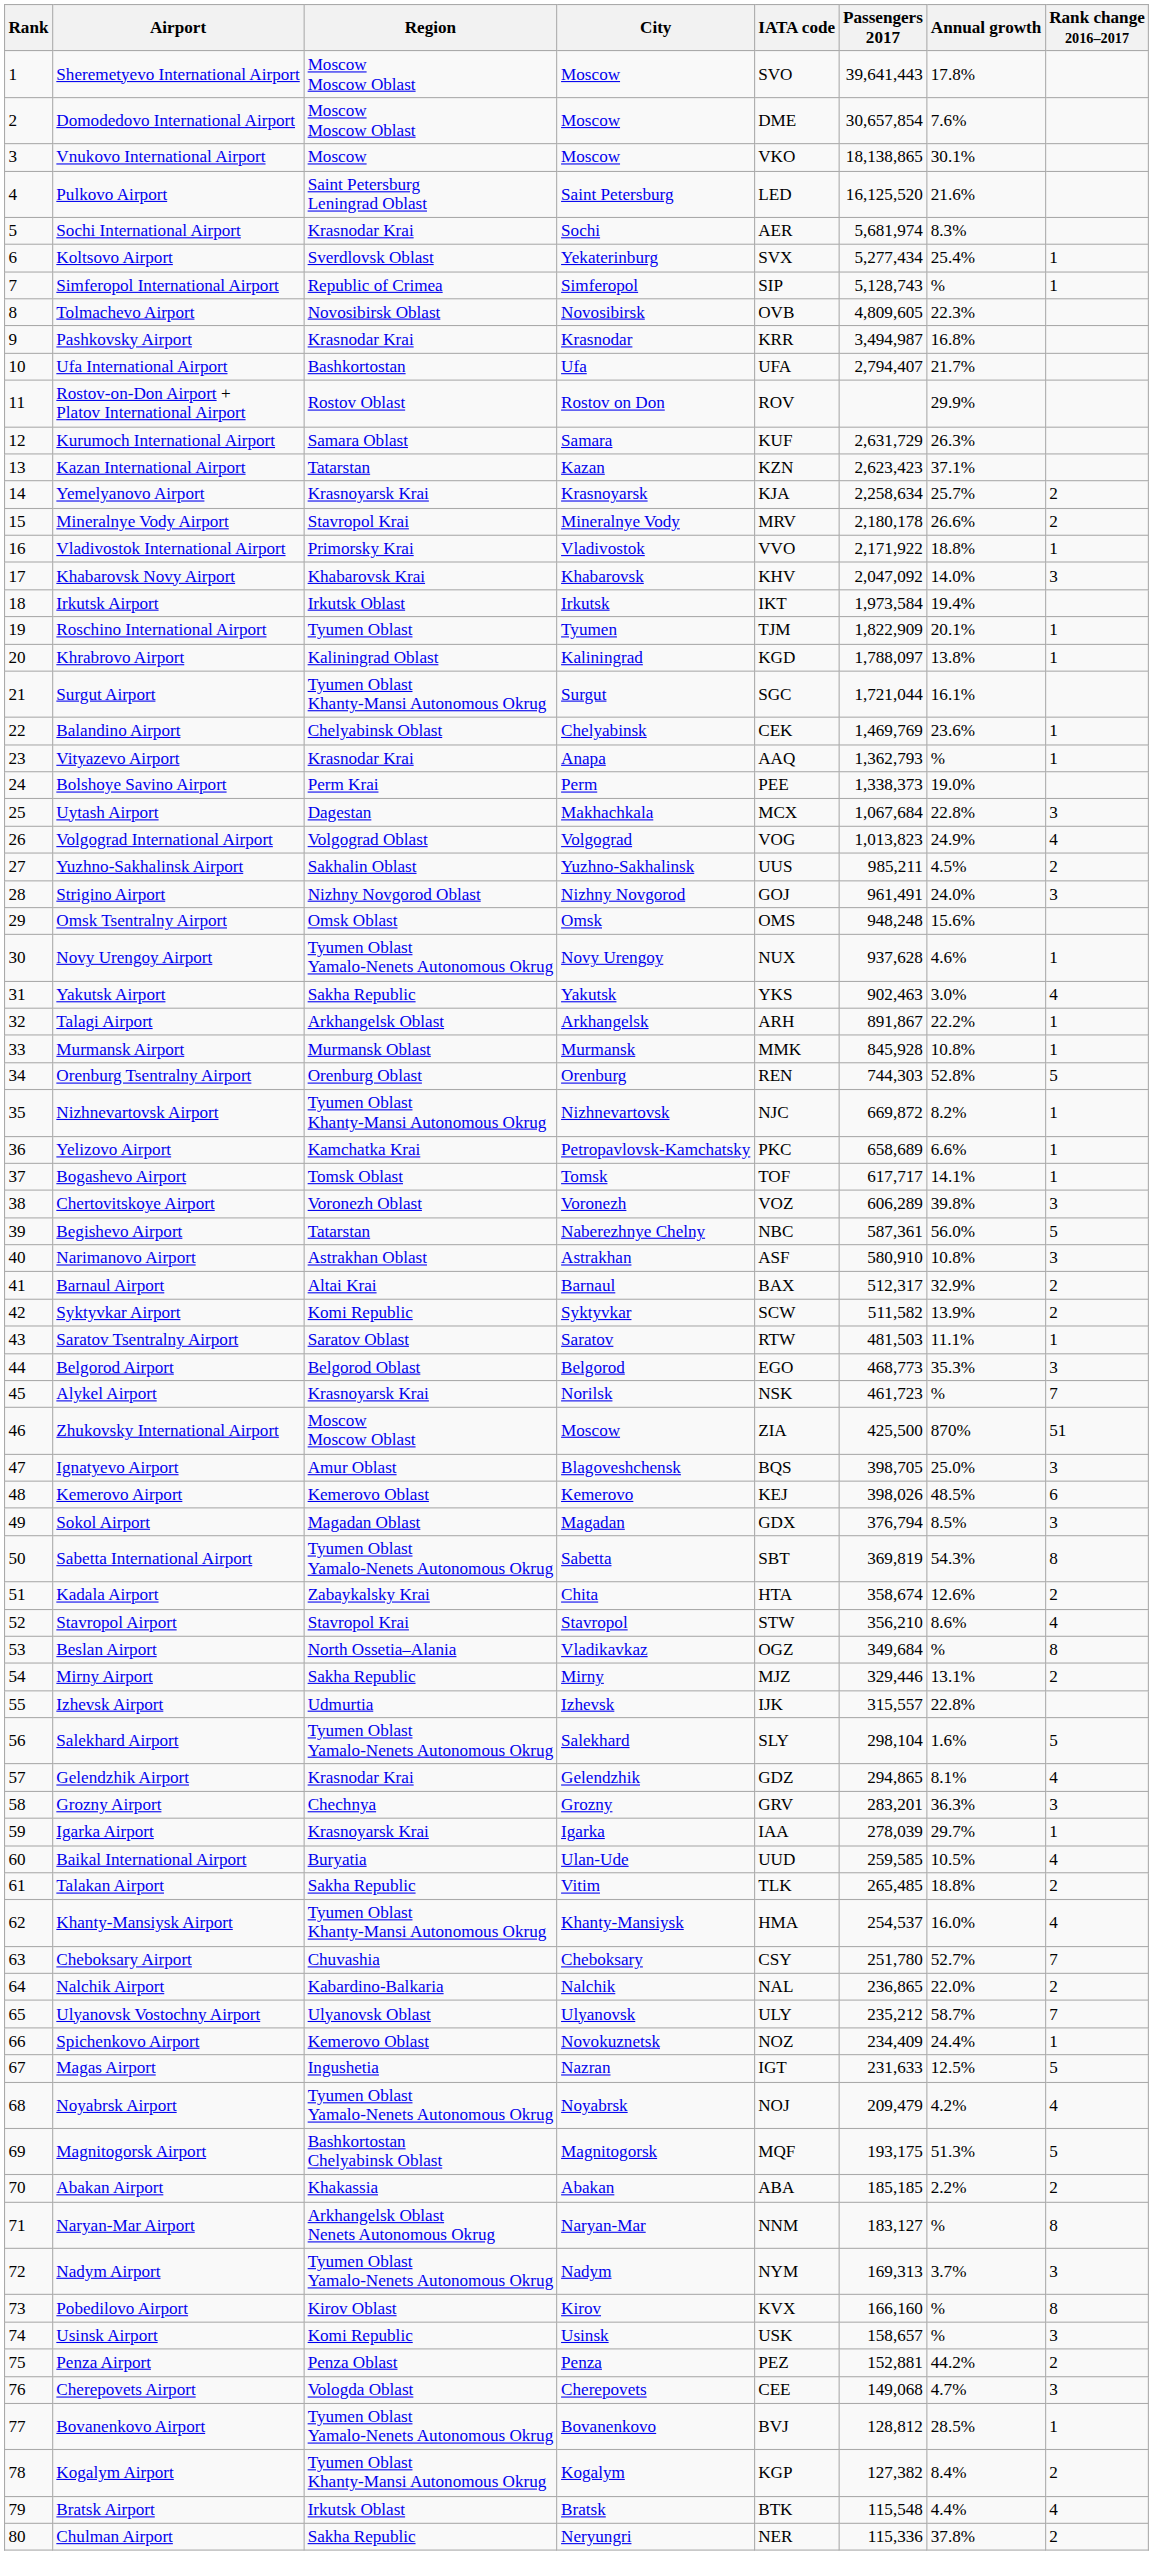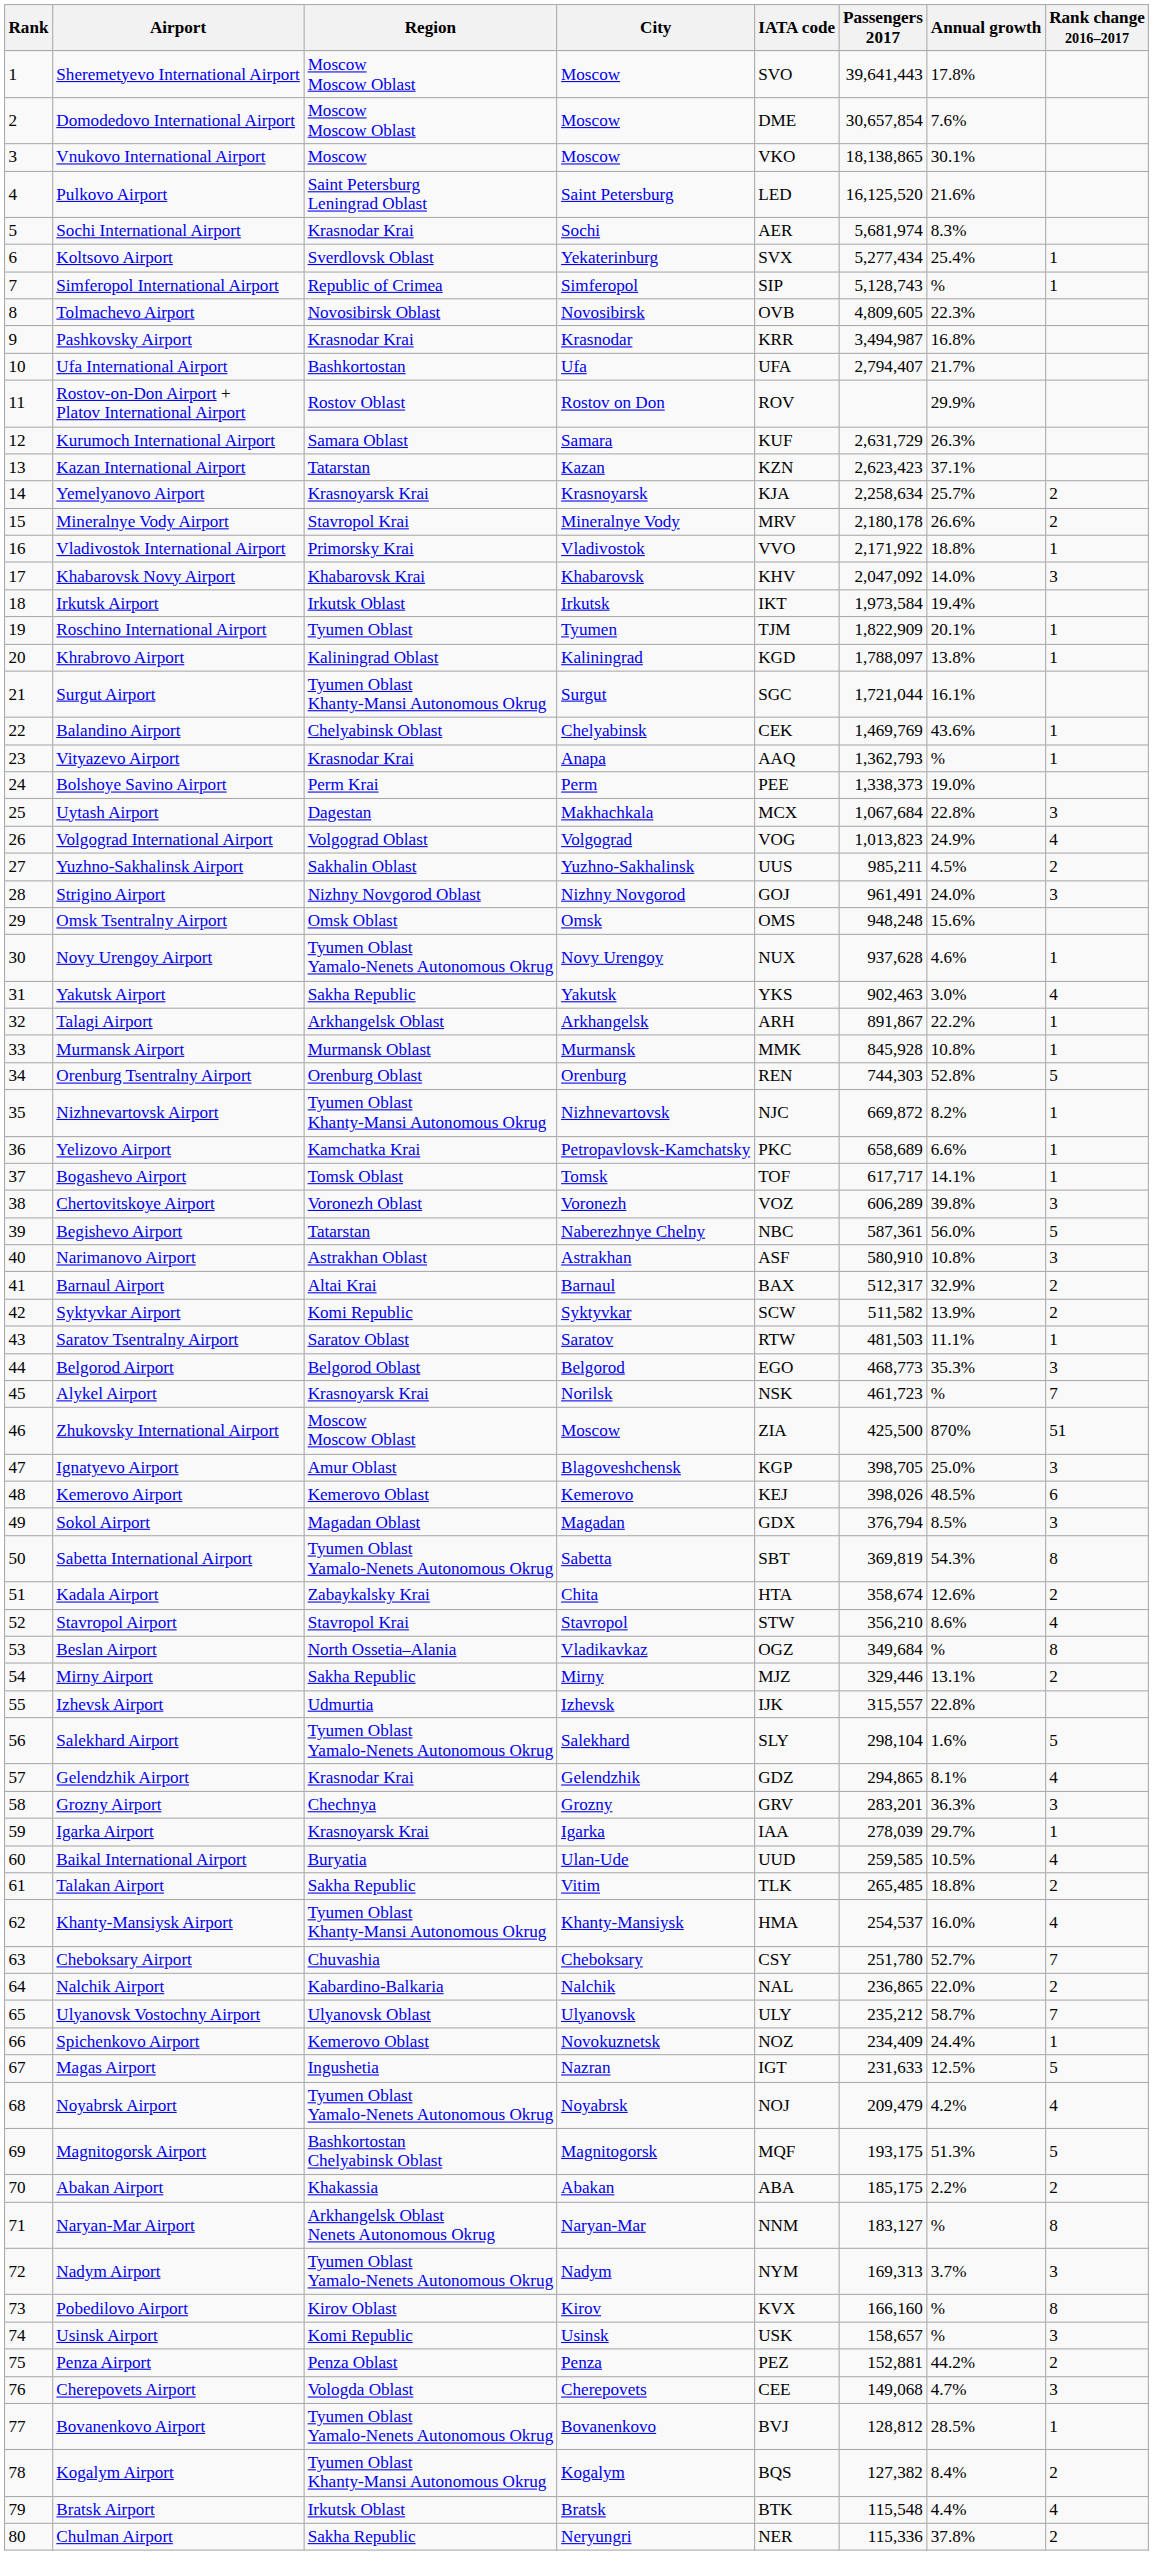(953, 730) 23.6% -> (953, 730) 43.6%
(775, 1467) BQS -> (775, 1467) KGP
(895, 2188) 185,185 -> (895, 2188) 185,175
(775, 2472) KGP -> (775, 2472) BQS
